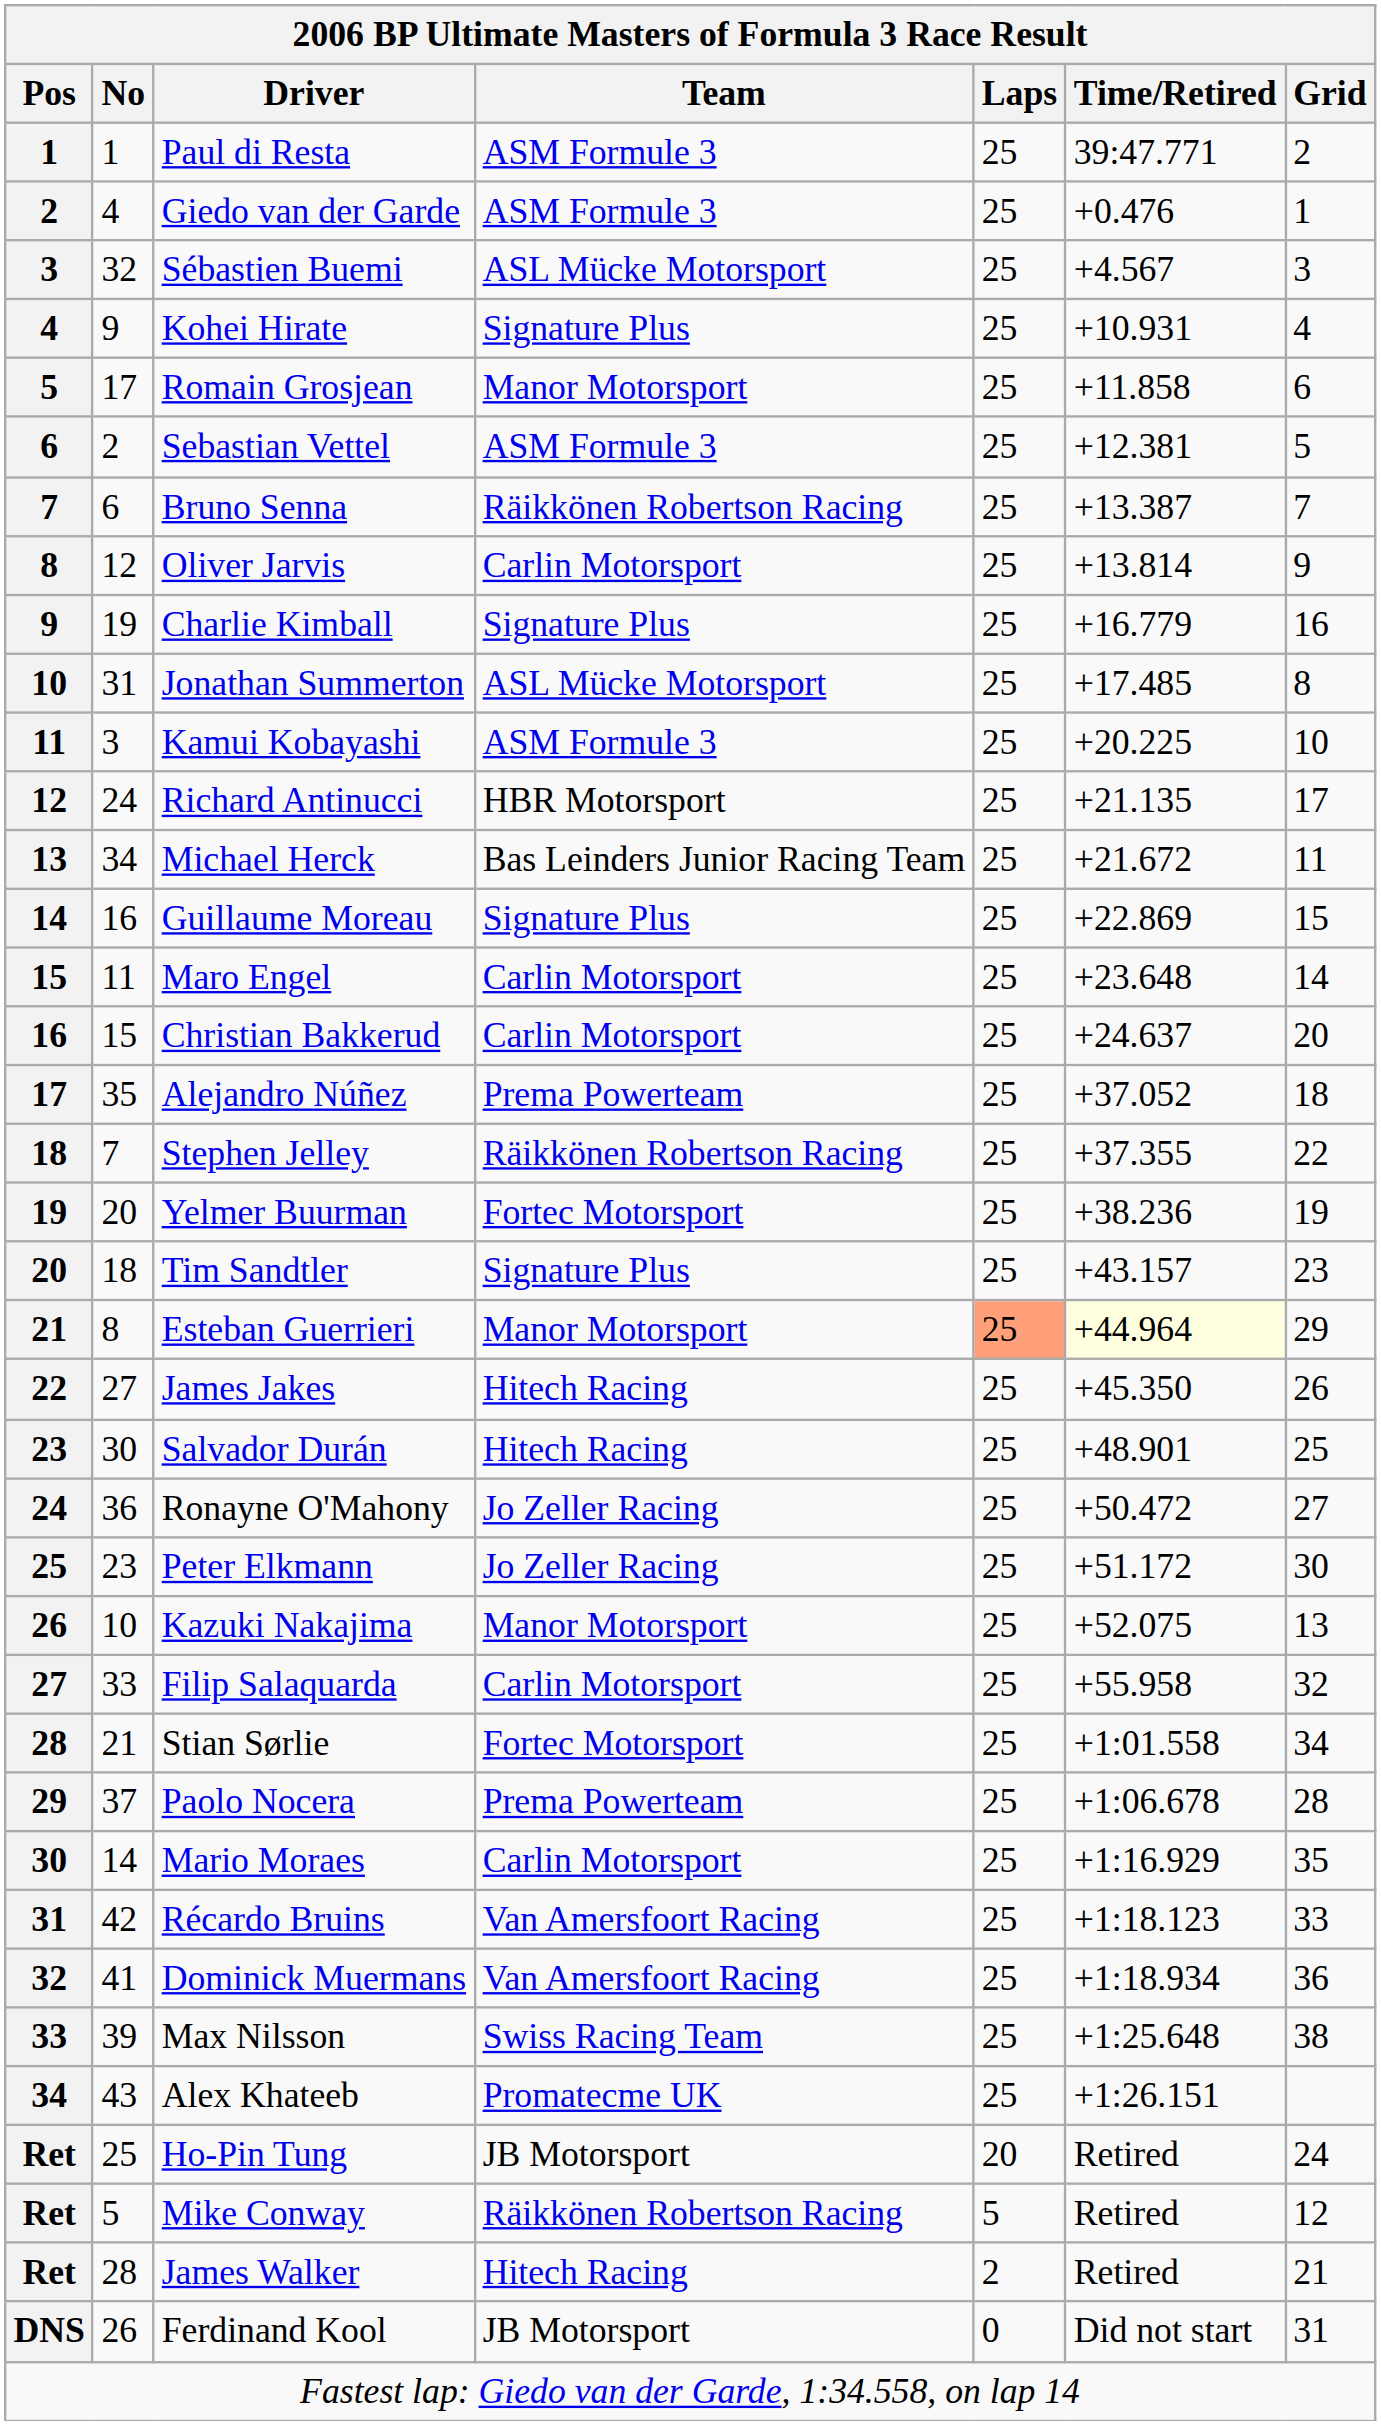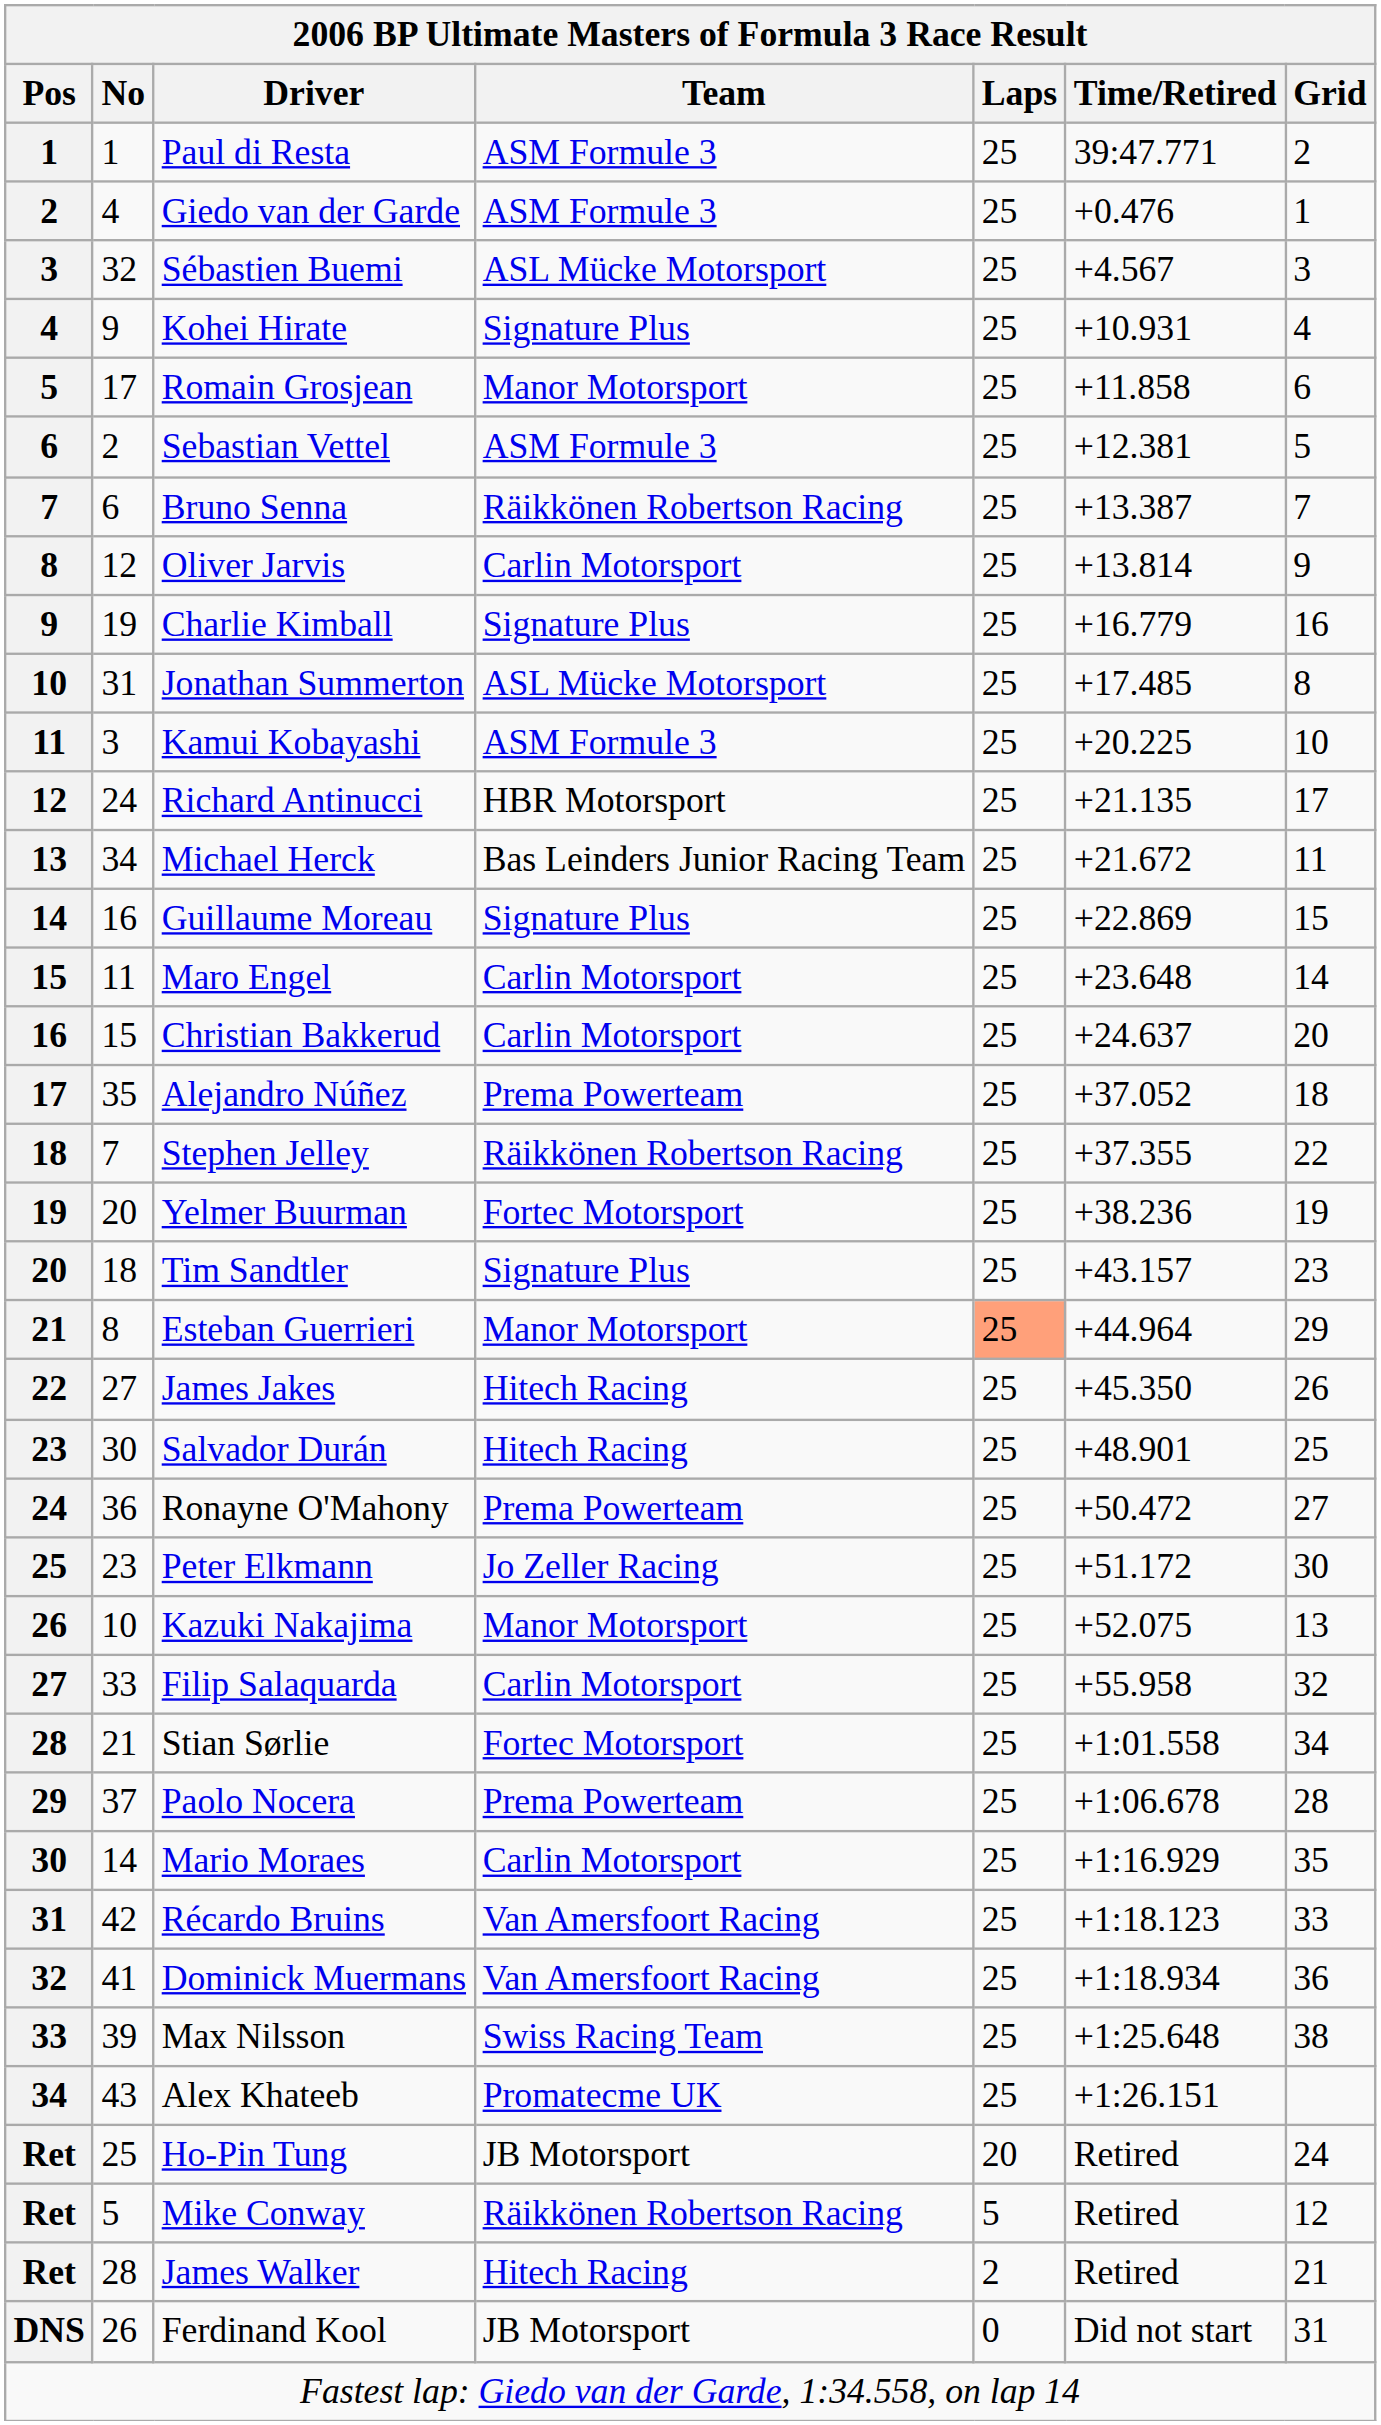(1133, 1329) lightyellow background -> (1133, 1329) no background
(601, 1506) Jo Zeller Racing -> (613, 1506) Prema Powerteam
